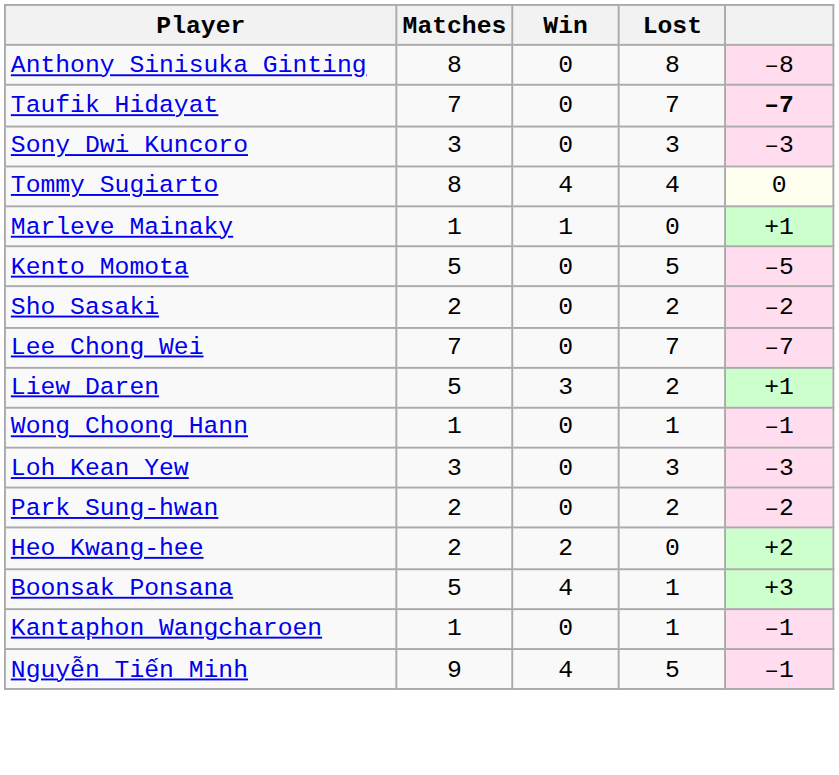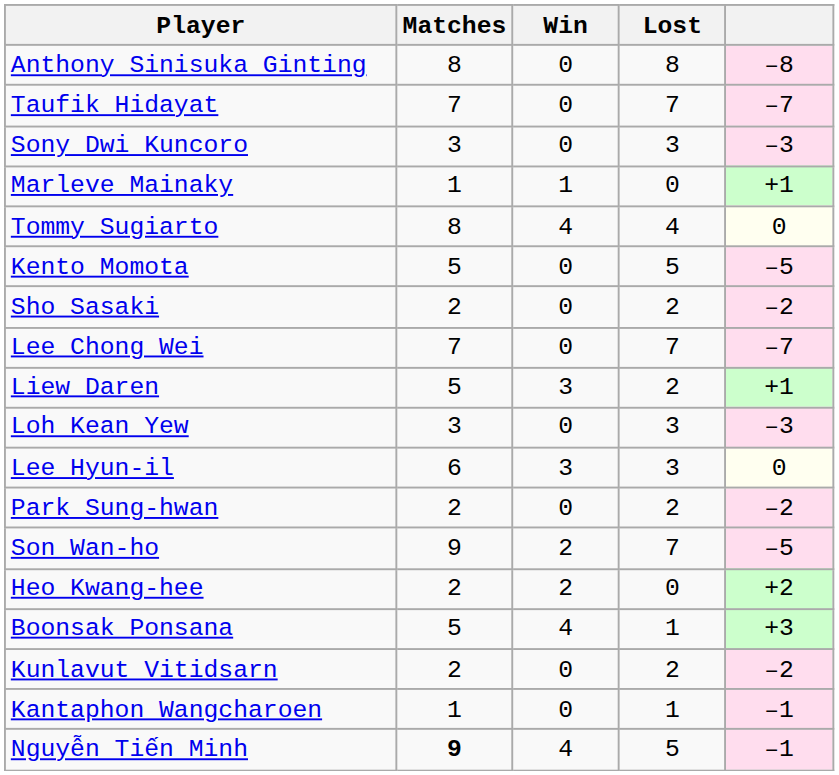(779, 106) bold -> (779, 106) normal
rows swapped: (122, 226) <-> (115, 186)
- row: (129, 428)
+ row: (92, 468)
+ row: (85, 548)
+ row: (144, 669)
(454, 669) normal -> (454, 750) bold
